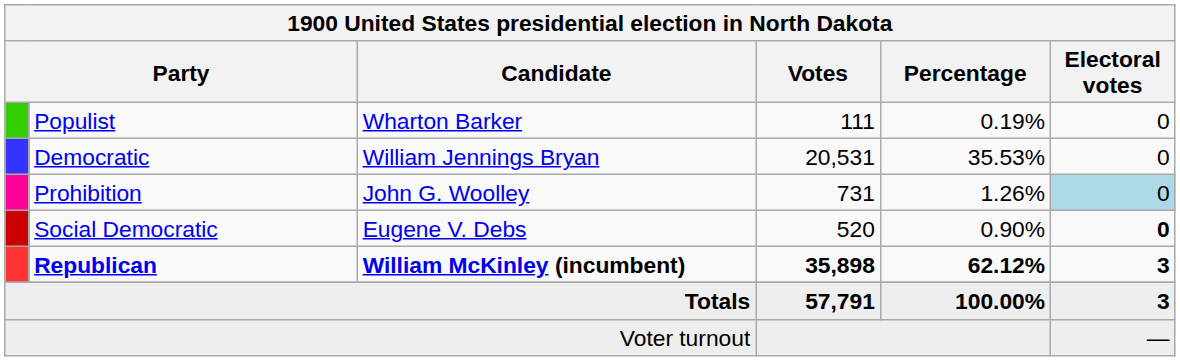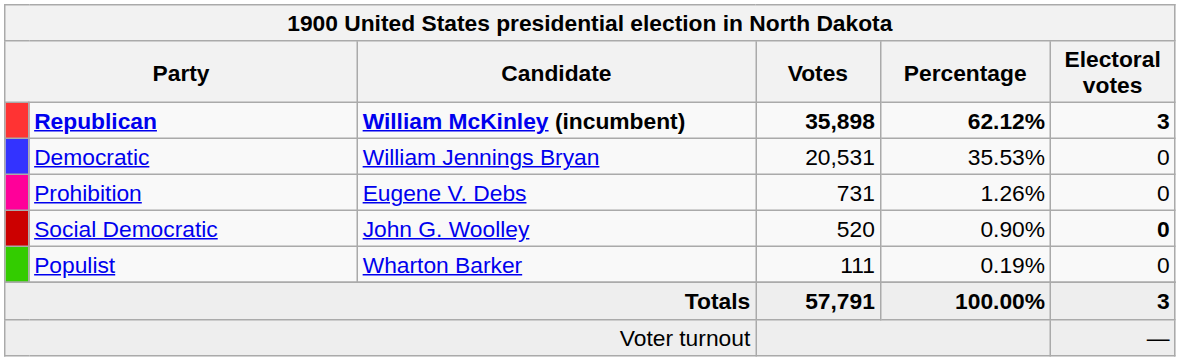rows swapped: (96, 265) <-> (75, 121)
(446, 193) John G. Woolley -> (445, 193) Eugene V. Debs
(1163, 193) lightblue background -> (1163, 193) no background
(445, 229) Eugene V. Debs -> (446, 229) John G. Woolley
